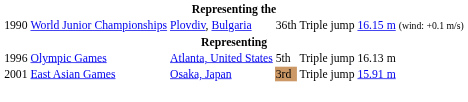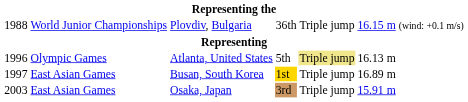(16, 25) 1990 -> (16, 25) 1988
(327, 58) no background -> (327, 58) khaki background
+ row: (217, 74)
(16, 74) 2001 -> (16, 90) 2003
